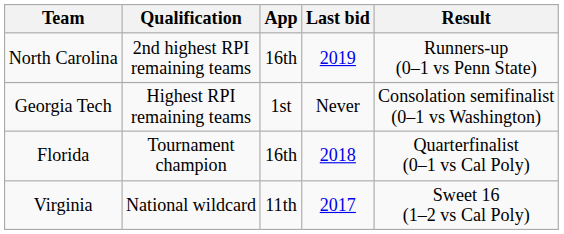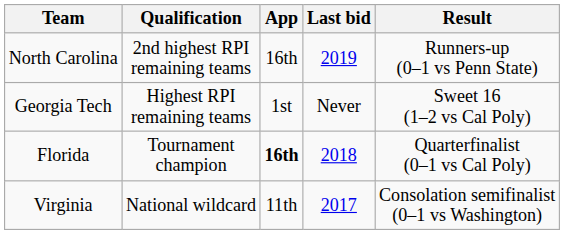(466, 106) Consolation semifinalist (0–1 vs Washington) -> (467, 106) Sweet 16 (1–2 vs Cal Poly)
(281, 155) normal -> (281, 155) bold
(466, 204) Sweet 16 (1–2 vs Cal Poly) -> (467, 204) Consolation semifinalist (0–1 vs Washington)
